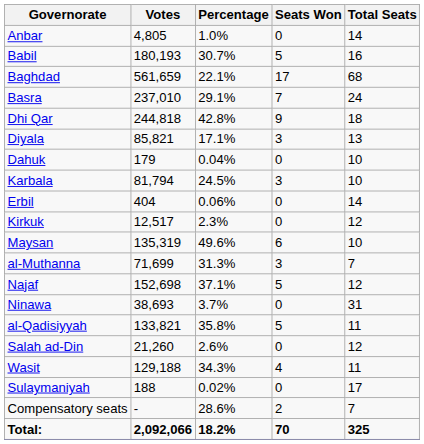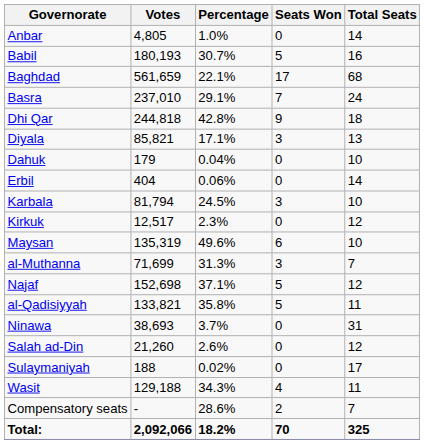rows swapped: (21, 202) <-> (30, 181)
rows swapped: (29, 305) <-> (47, 326)
rows swapped: (49, 388) <-> (24, 367)
